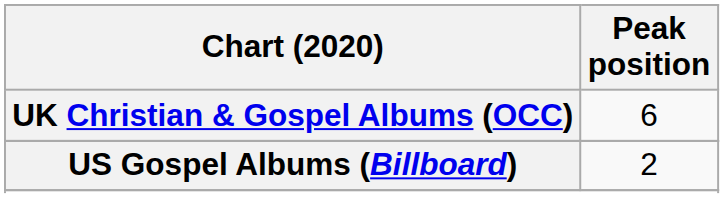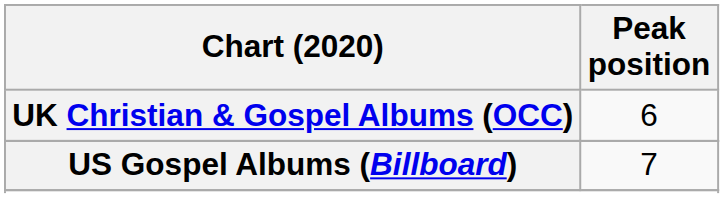(649, 164) 2 -> (649, 164) 7
